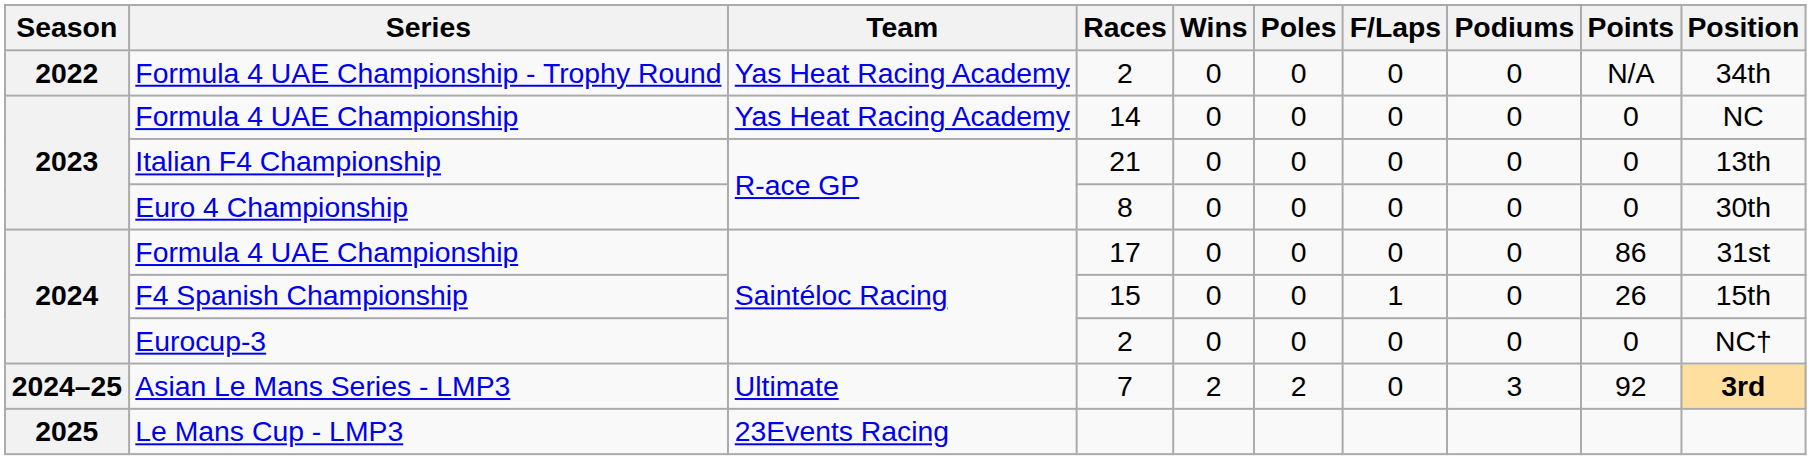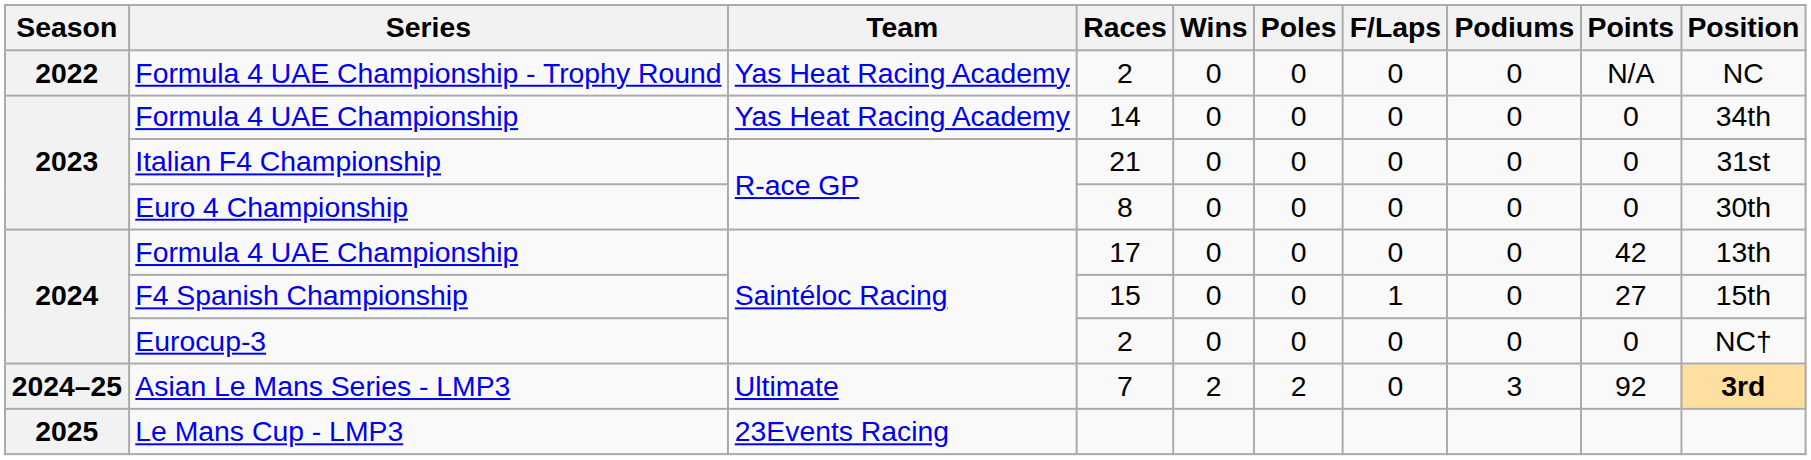(1743, 73) 34th -> (1743, 73) NC
(1743, 117) NC -> (1743, 117) 34th
(1743, 162) 13th -> (1743, 162) 31st
(1631, 252) 86 -> (1631, 252) 42
(1743, 252) 31st -> (1743, 252) 13th
(1631, 297) 26 -> (1631, 297) 27
